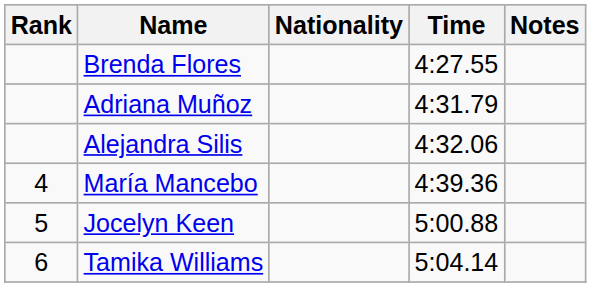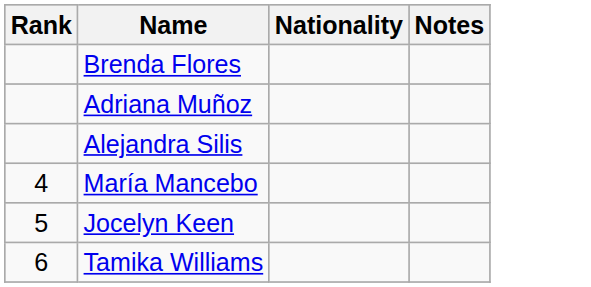- column: (456, 25)
